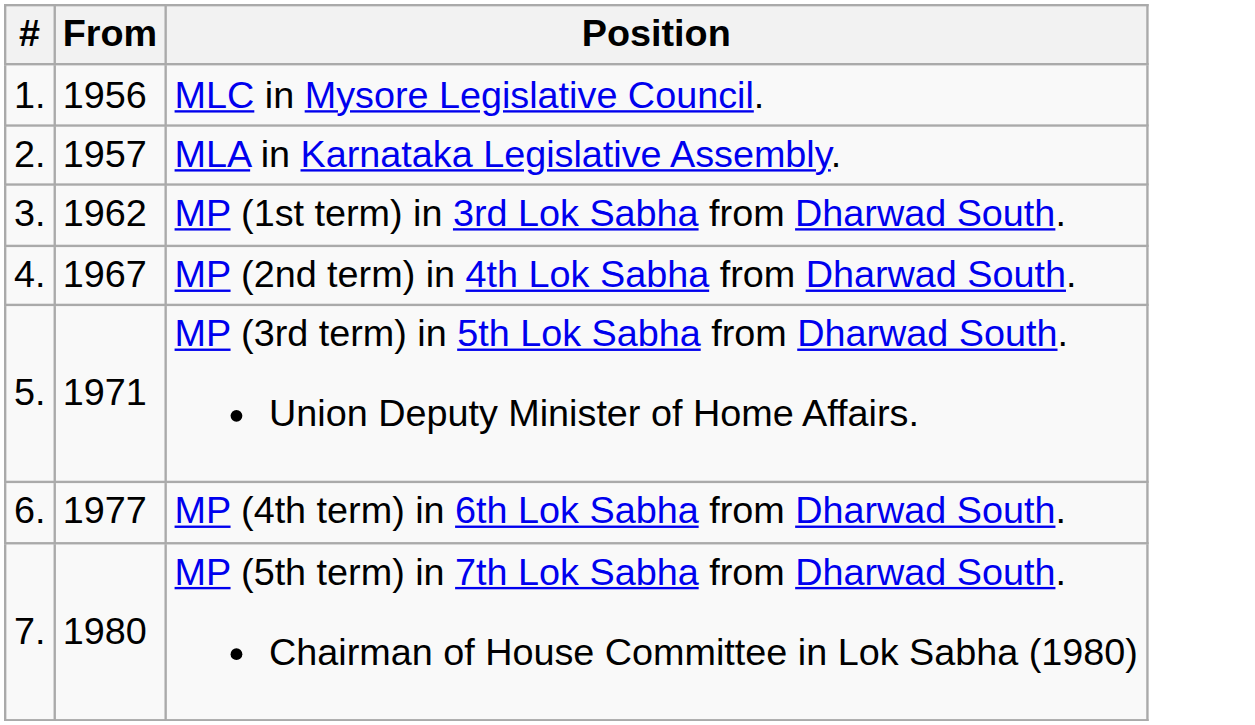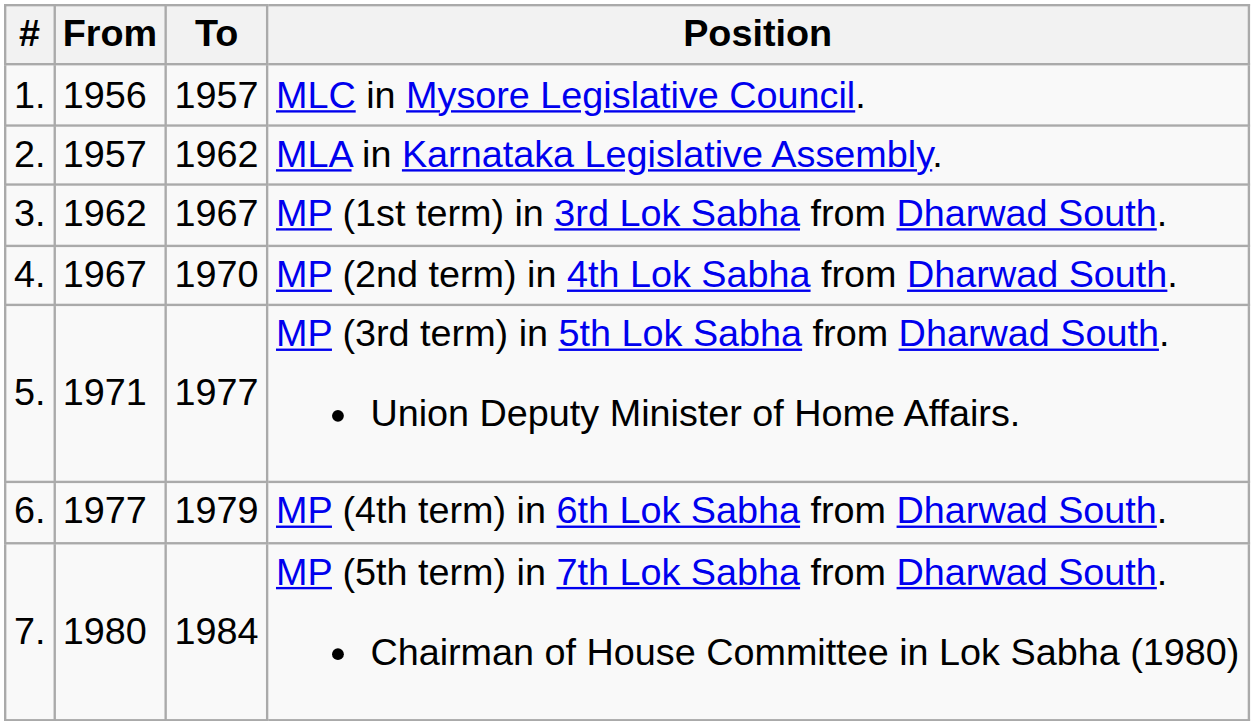+ column: (217, 34)
